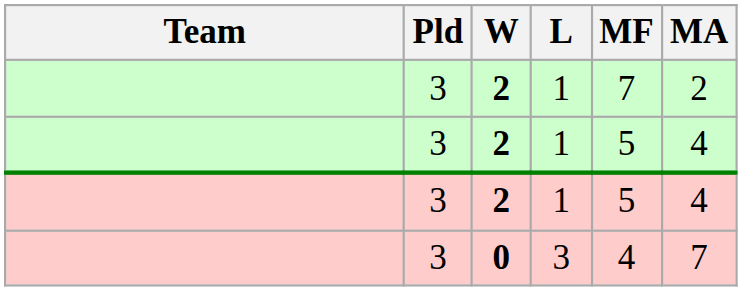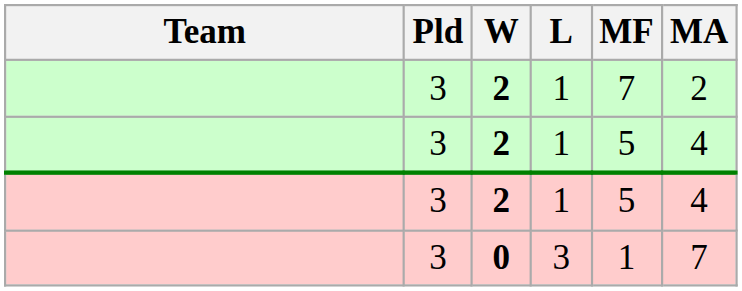(627, 256) 4 -> (627, 256) 1
